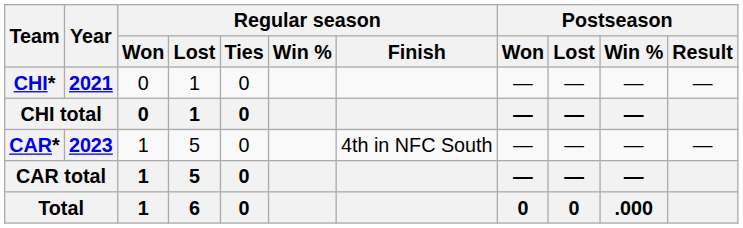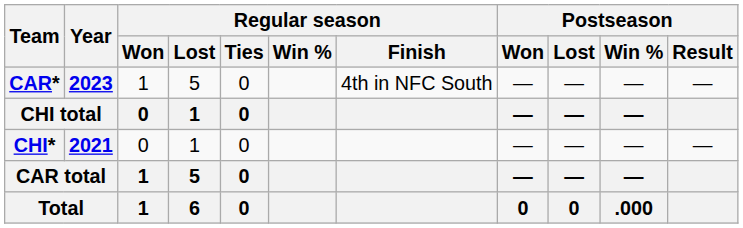rows swapped: (34, 83) <-> (34, 146)
